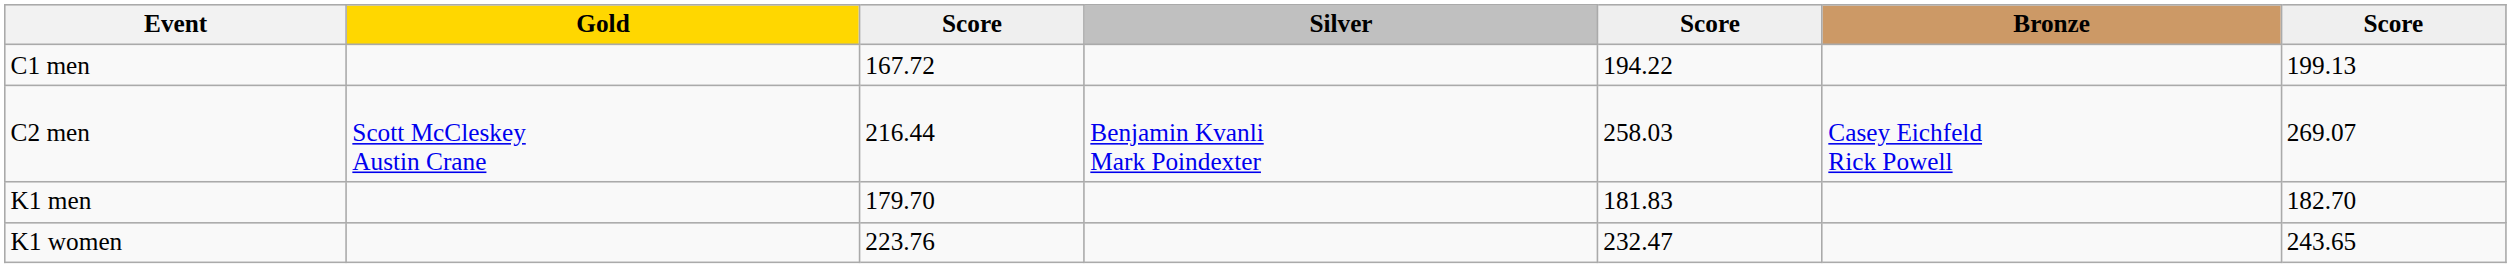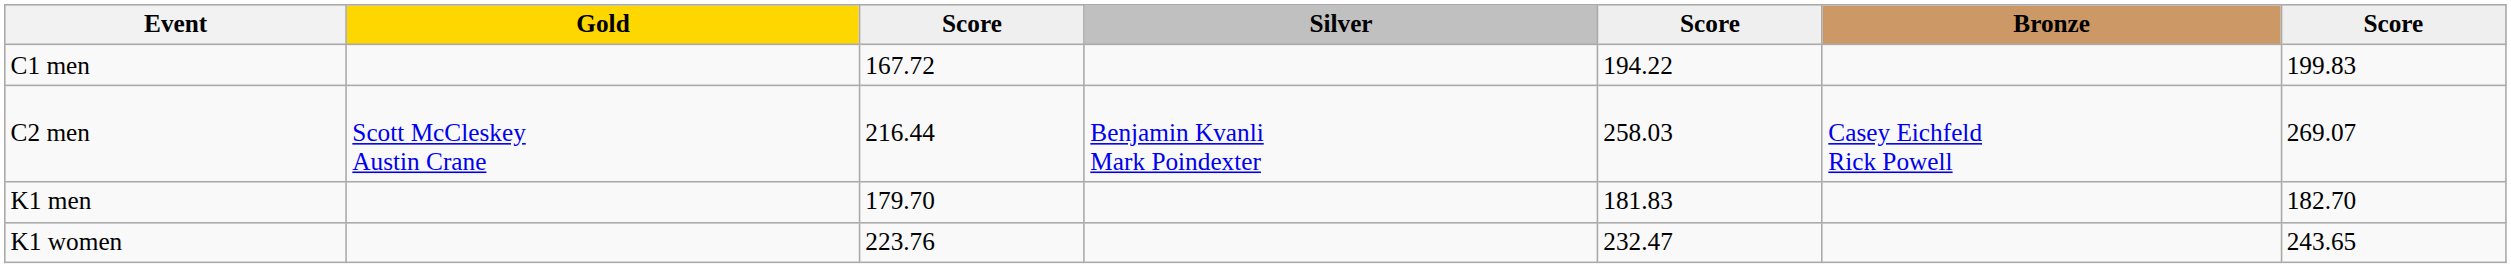(2321, 64) 199.13 -> (2321, 64) 199.83
